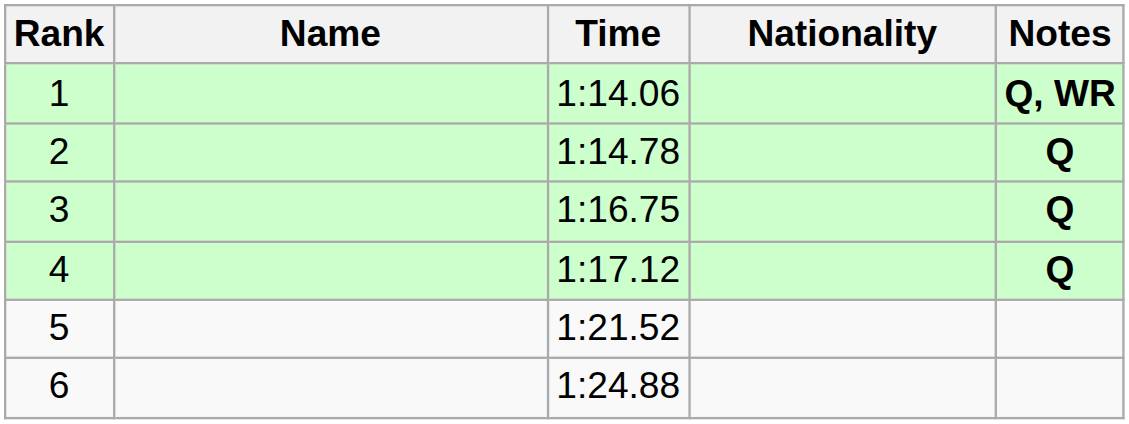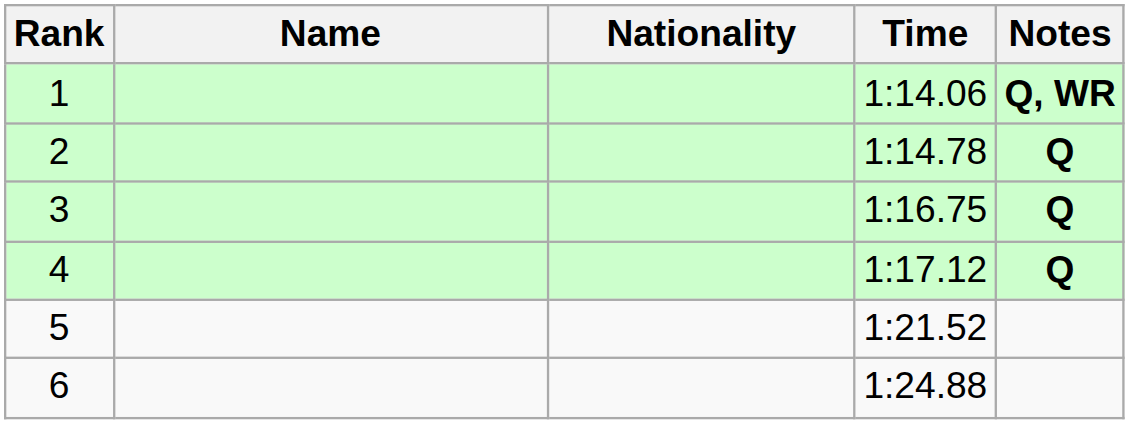columns swapped: (842, 33) <-> (618, 33)
